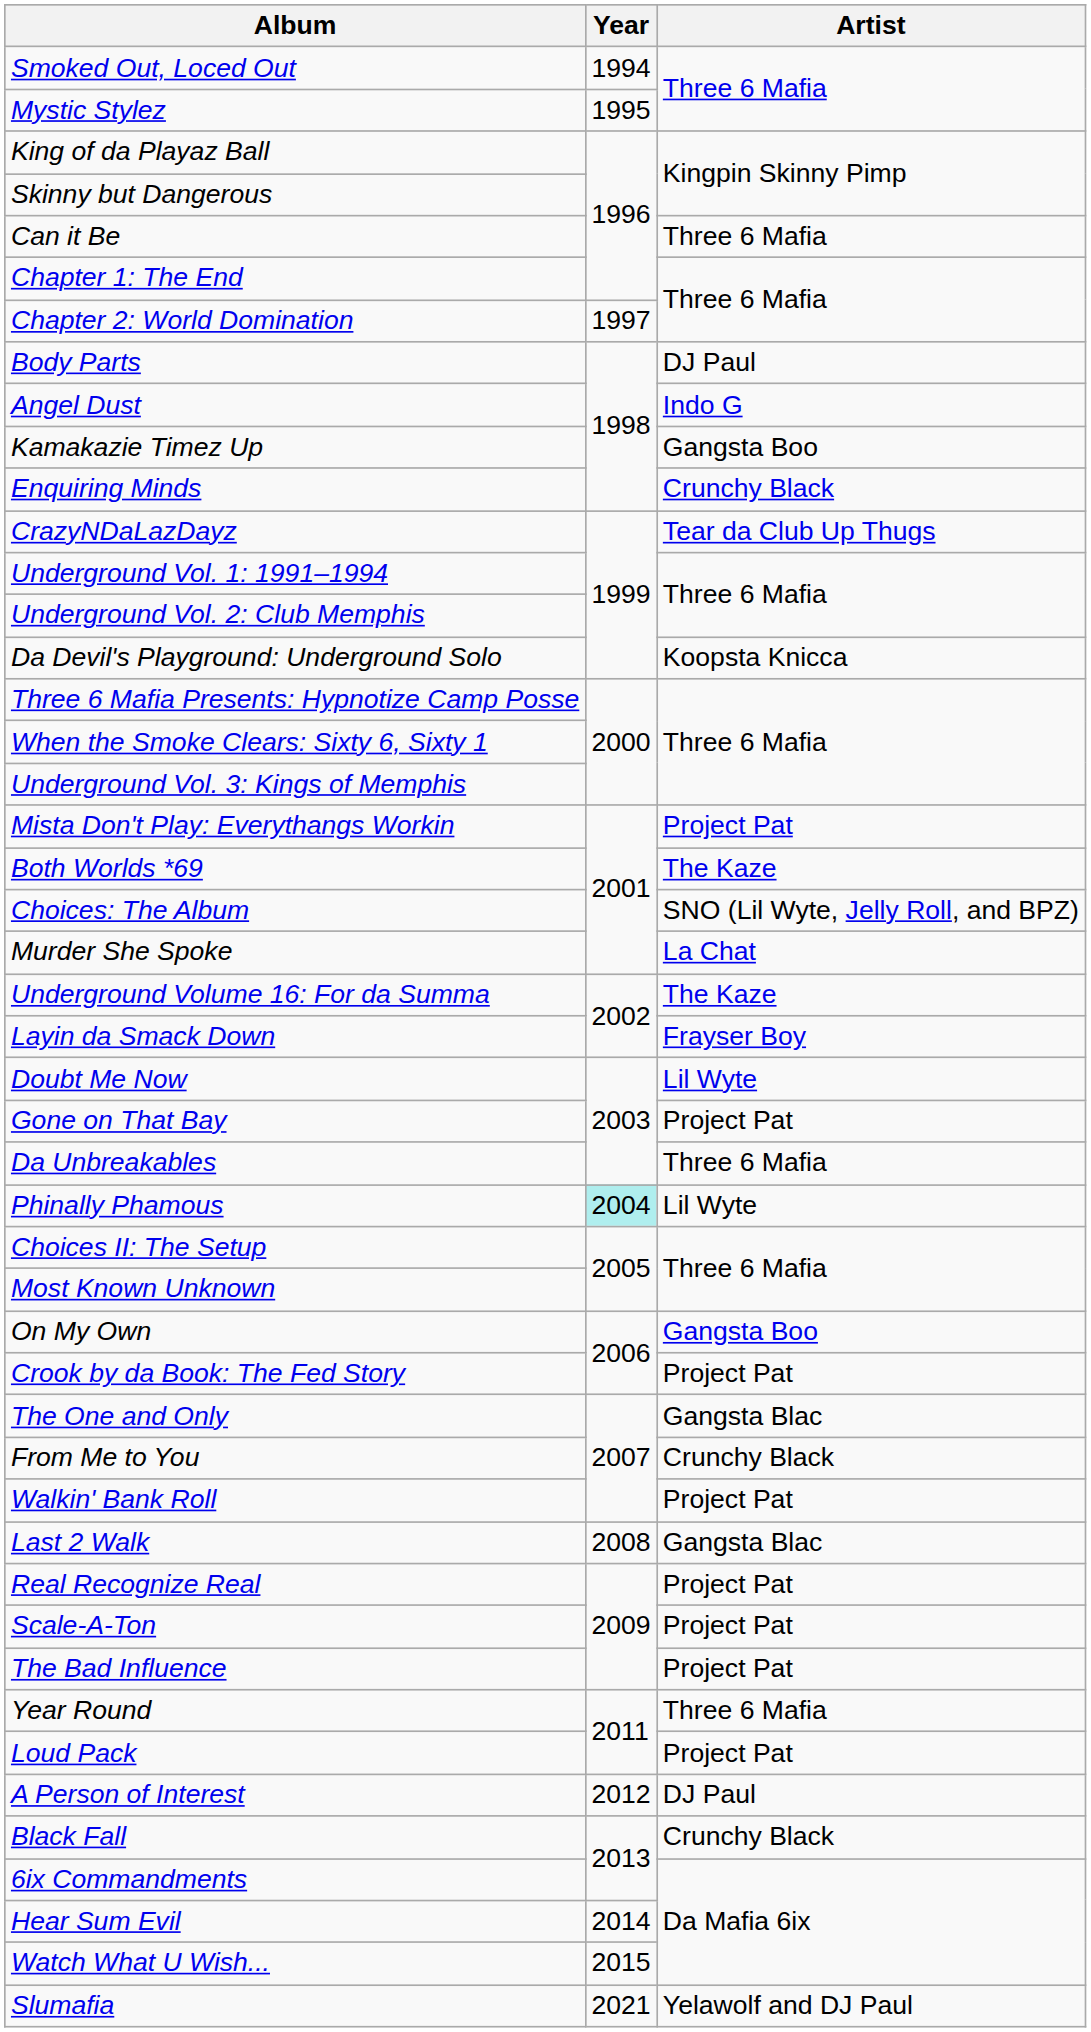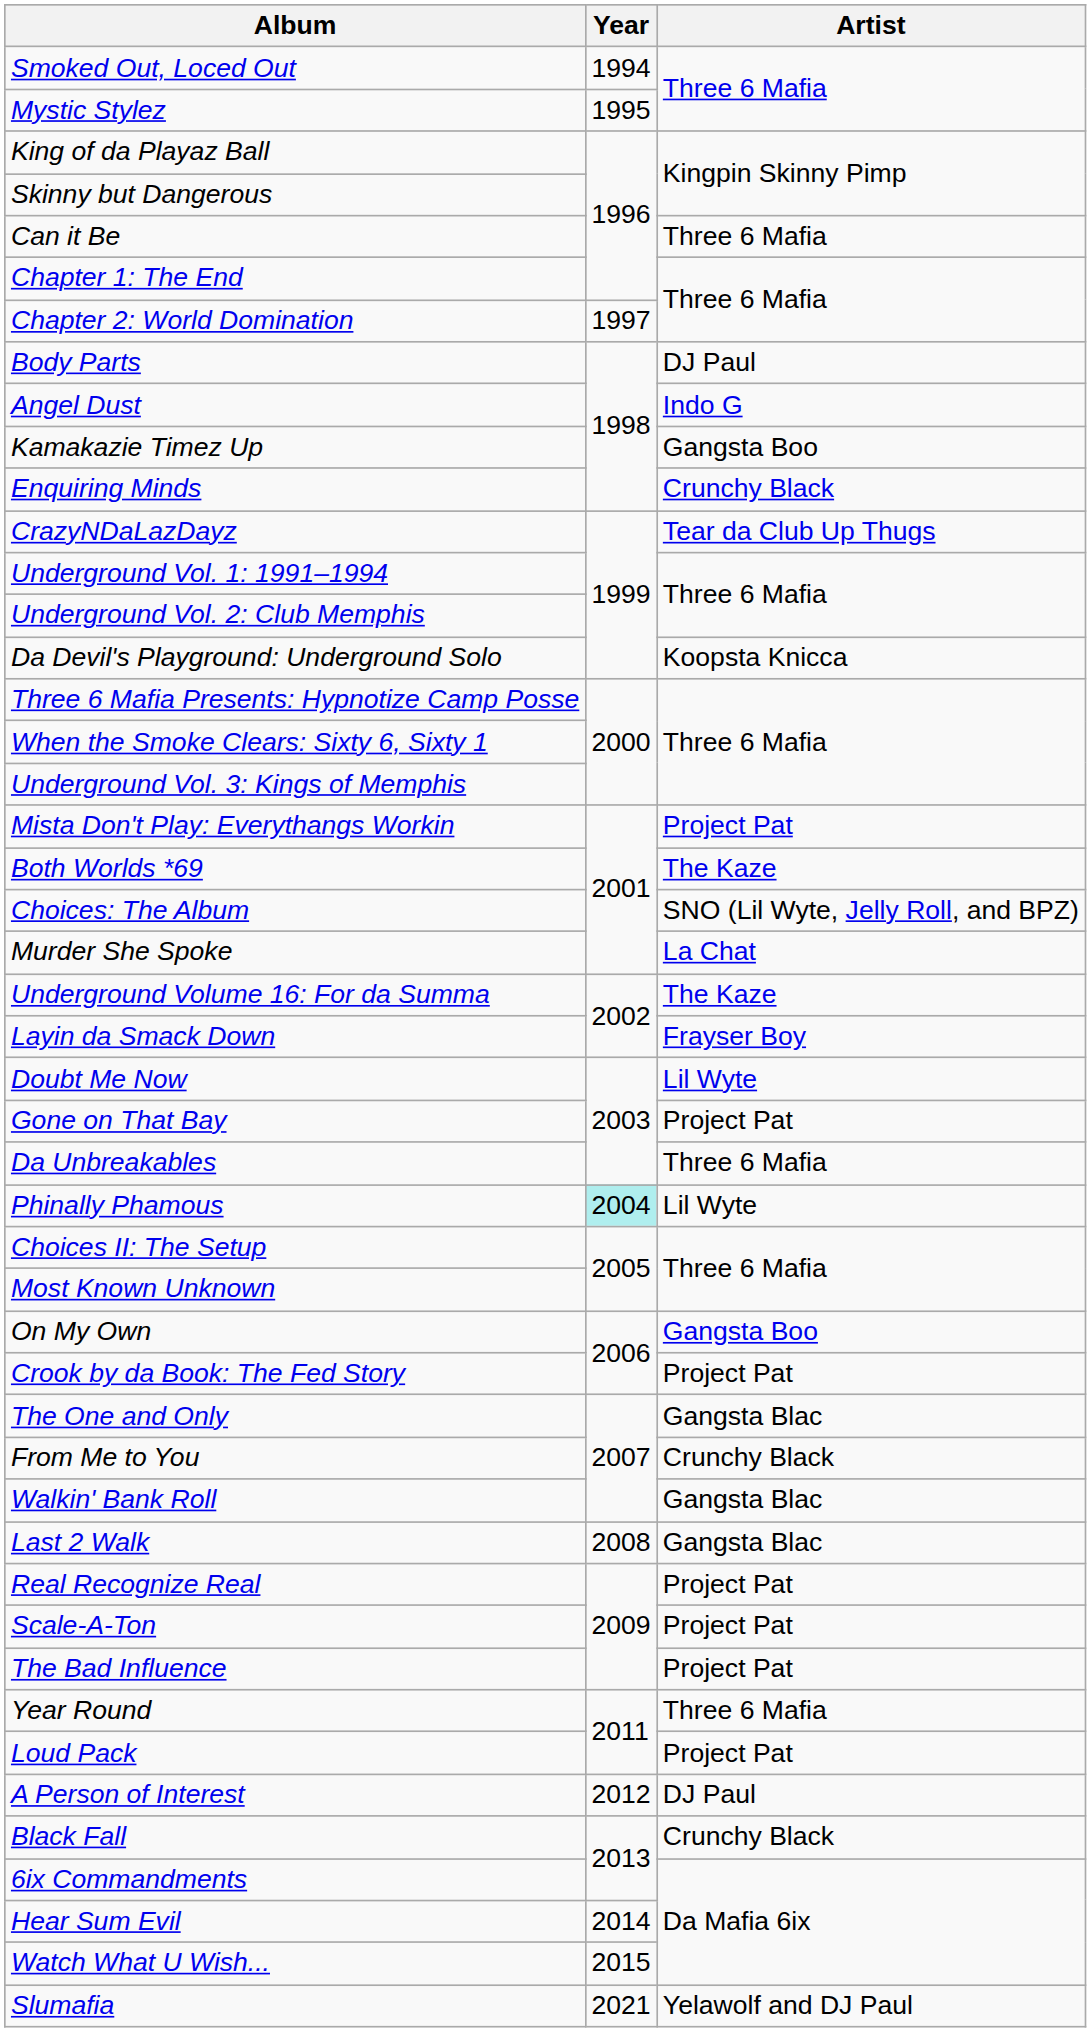(728, 1499) Project Pat -> (743, 1499) Gangsta Blac
